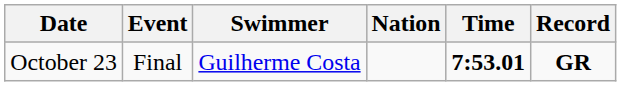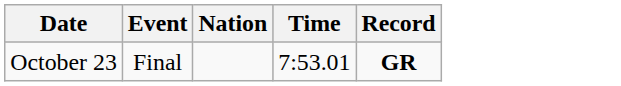- column: (279, 23)
(488, 61) bold -> (314, 61) normal
